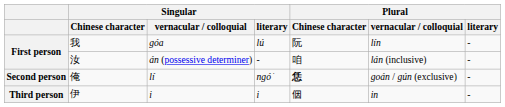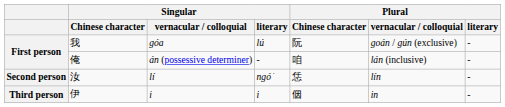(376, 43) lín -> (414, 43) goán / gún (exclusive)
(75, 60) 汝 -> (75, 60) 俺
(75, 77) 俺 -> (75, 77) 汝
(297, 77) bold -> (297, 77) normal
(414, 77) goán / gún (exclusive) -> (376, 77) lín
